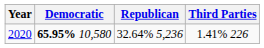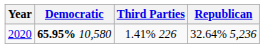columns swapped: (150, 14) <-> (222, 14)
